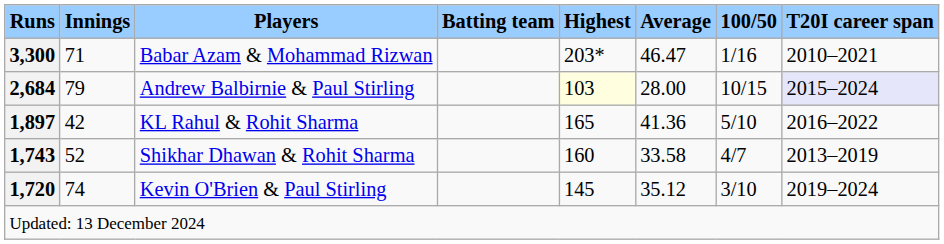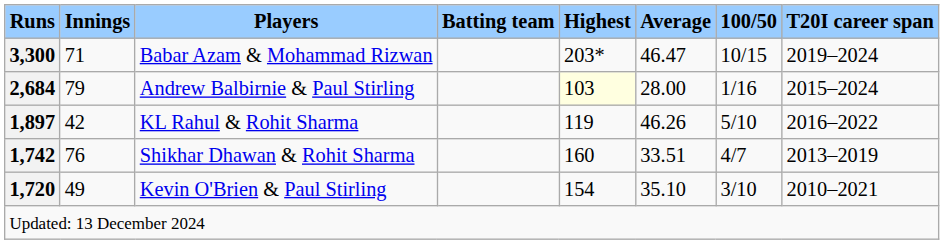(739, 55) 1/16 -> (744, 55) 10/15
(832, 55) 2010–2021 -> (832, 55) 2019–2024
(744, 88) 10/15 -> (739, 88) 1/16
(832, 88) lavender background -> (832, 88) no background
(579, 122) 165 -> (579, 122) 119
(663, 122) 41.36 -> (663, 122) 46.26
(32, 155) 1,743 -> (32, 155) 1,742
(75, 155) 52 -> (75, 155) 76
(663, 155) 33.58 -> (663, 155) 33.51
(75, 189) 74 -> (75, 189) 49
(579, 189) 145 -> (579, 189) 154
(663, 189) 35.12 -> (663, 189) 35.10
(832, 189) 2019–2024 -> (832, 189) 2010–2021
